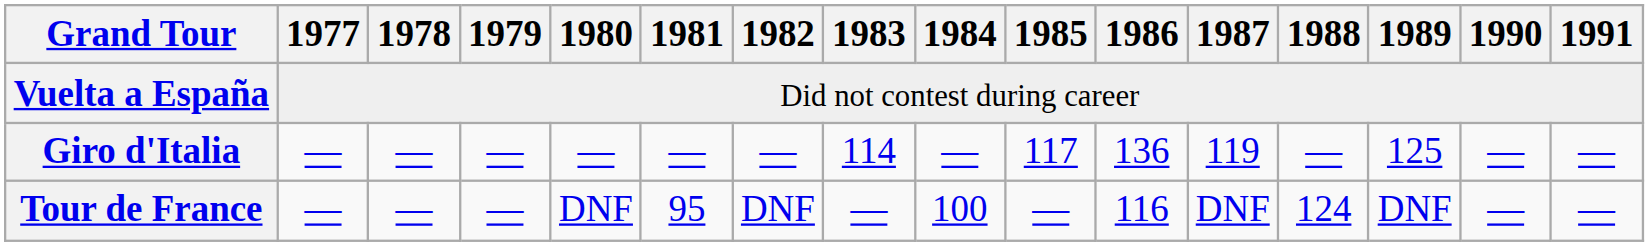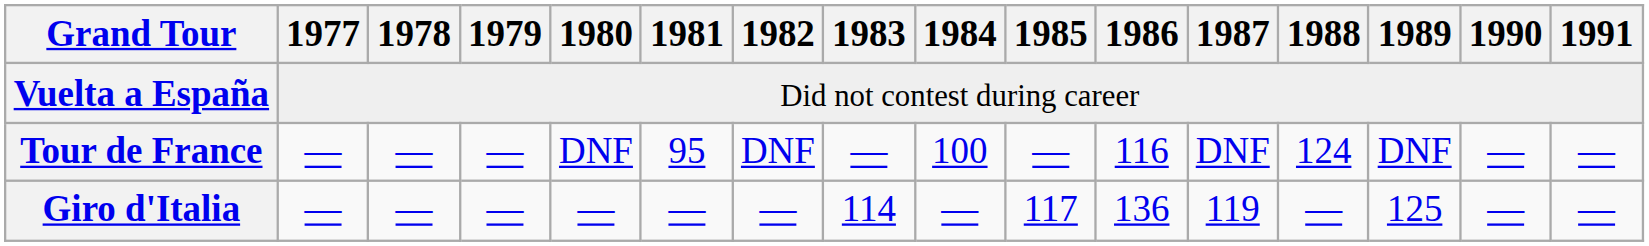rows swapped: (141, 151) <-> (141, 209)
